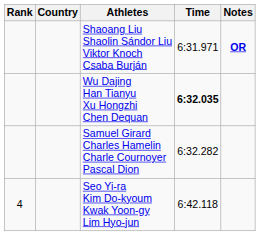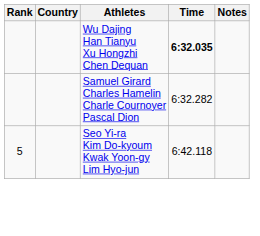- row: (127, 47)
(20, 204) 4 -> (20, 152) 5
